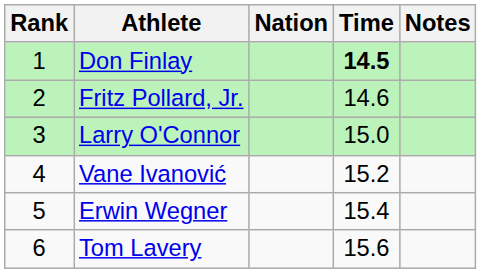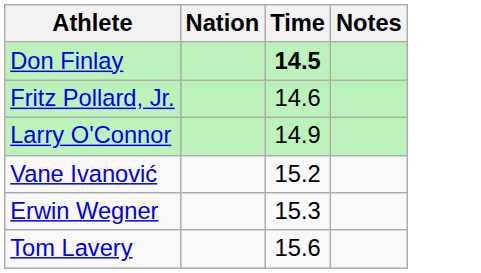- column: (39, 23)
(366, 135) 15.0 -> (298, 135) 14.9
(366, 211) 15.4 -> (298, 211) 15.3
